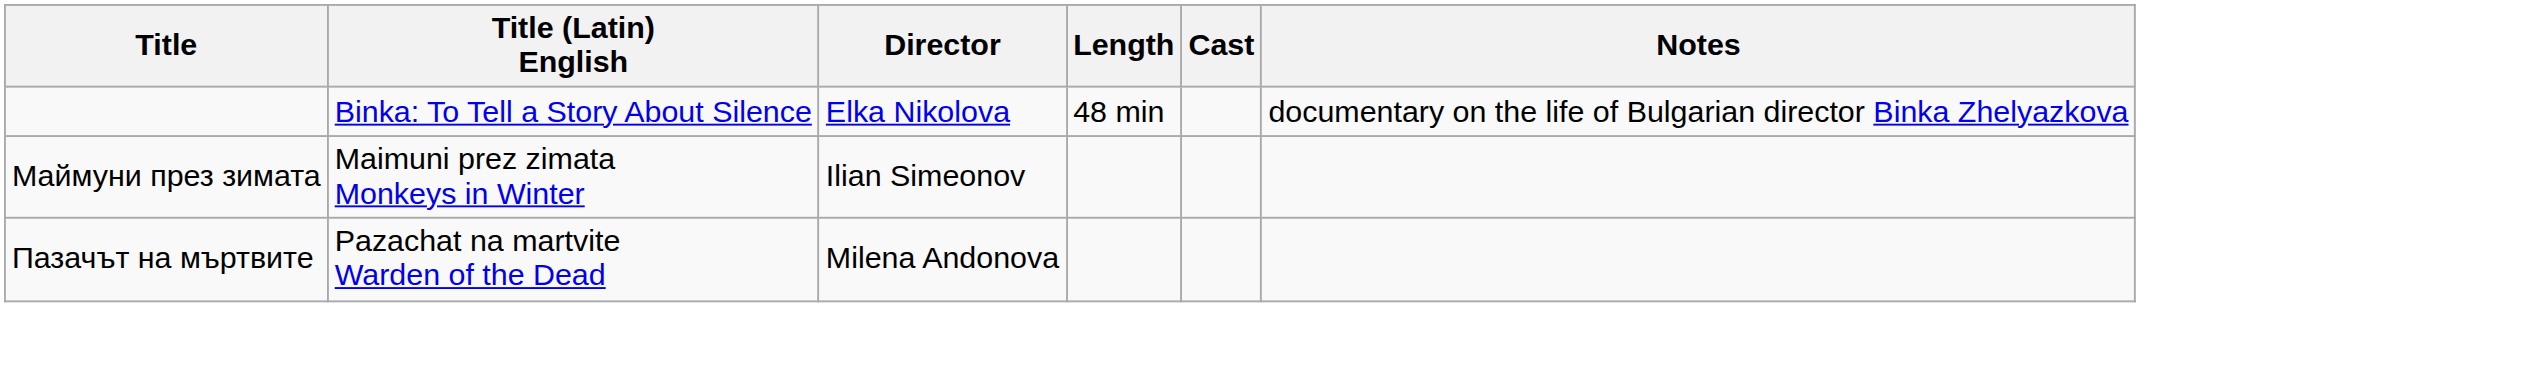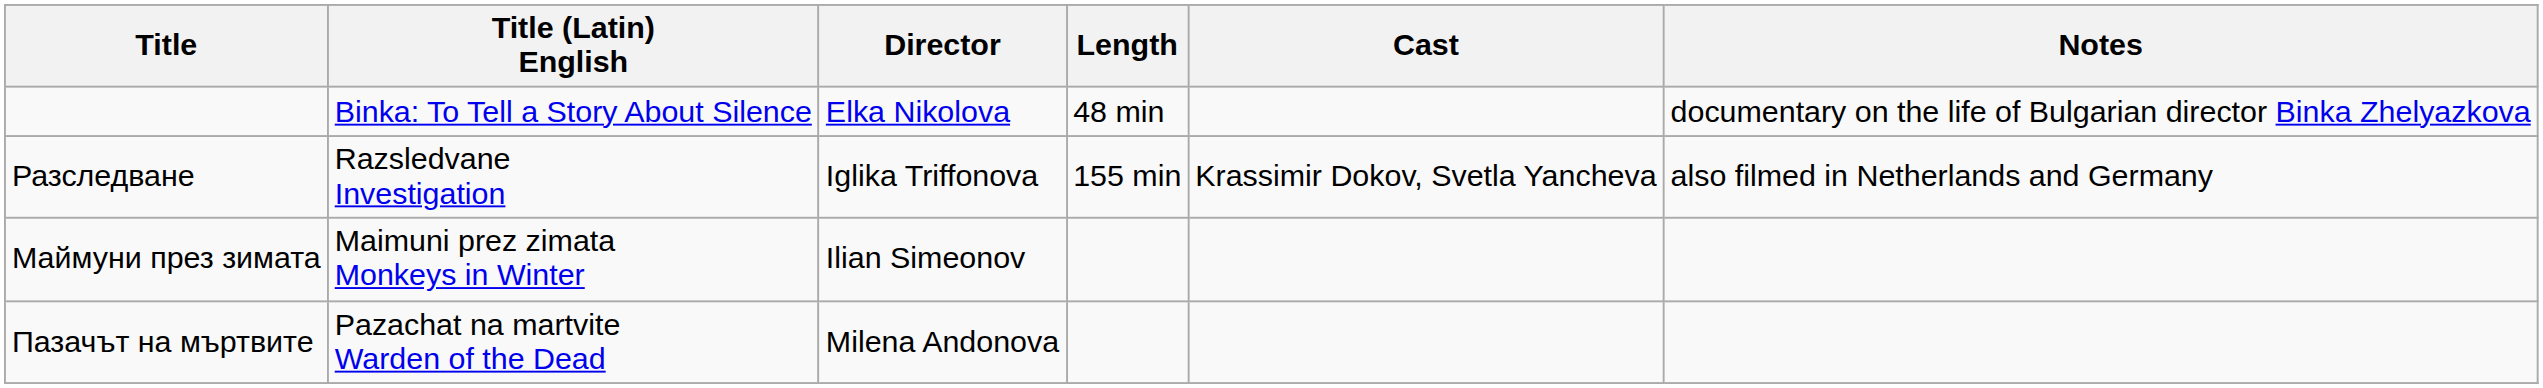+ row: (103, 176)
